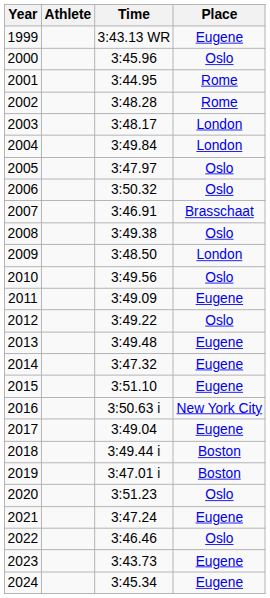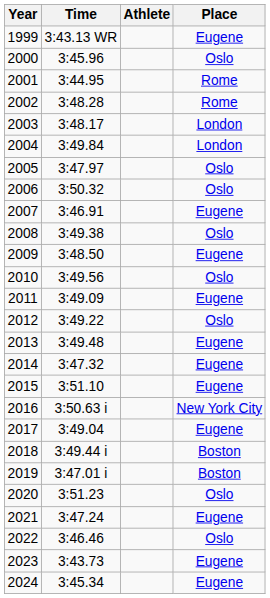columns swapped: (134, 15) <-> (68, 15)
(219, 211) Brasschaat -> (219, 211) Eugene
(219, 255) London -> (219, 255) Eugene
